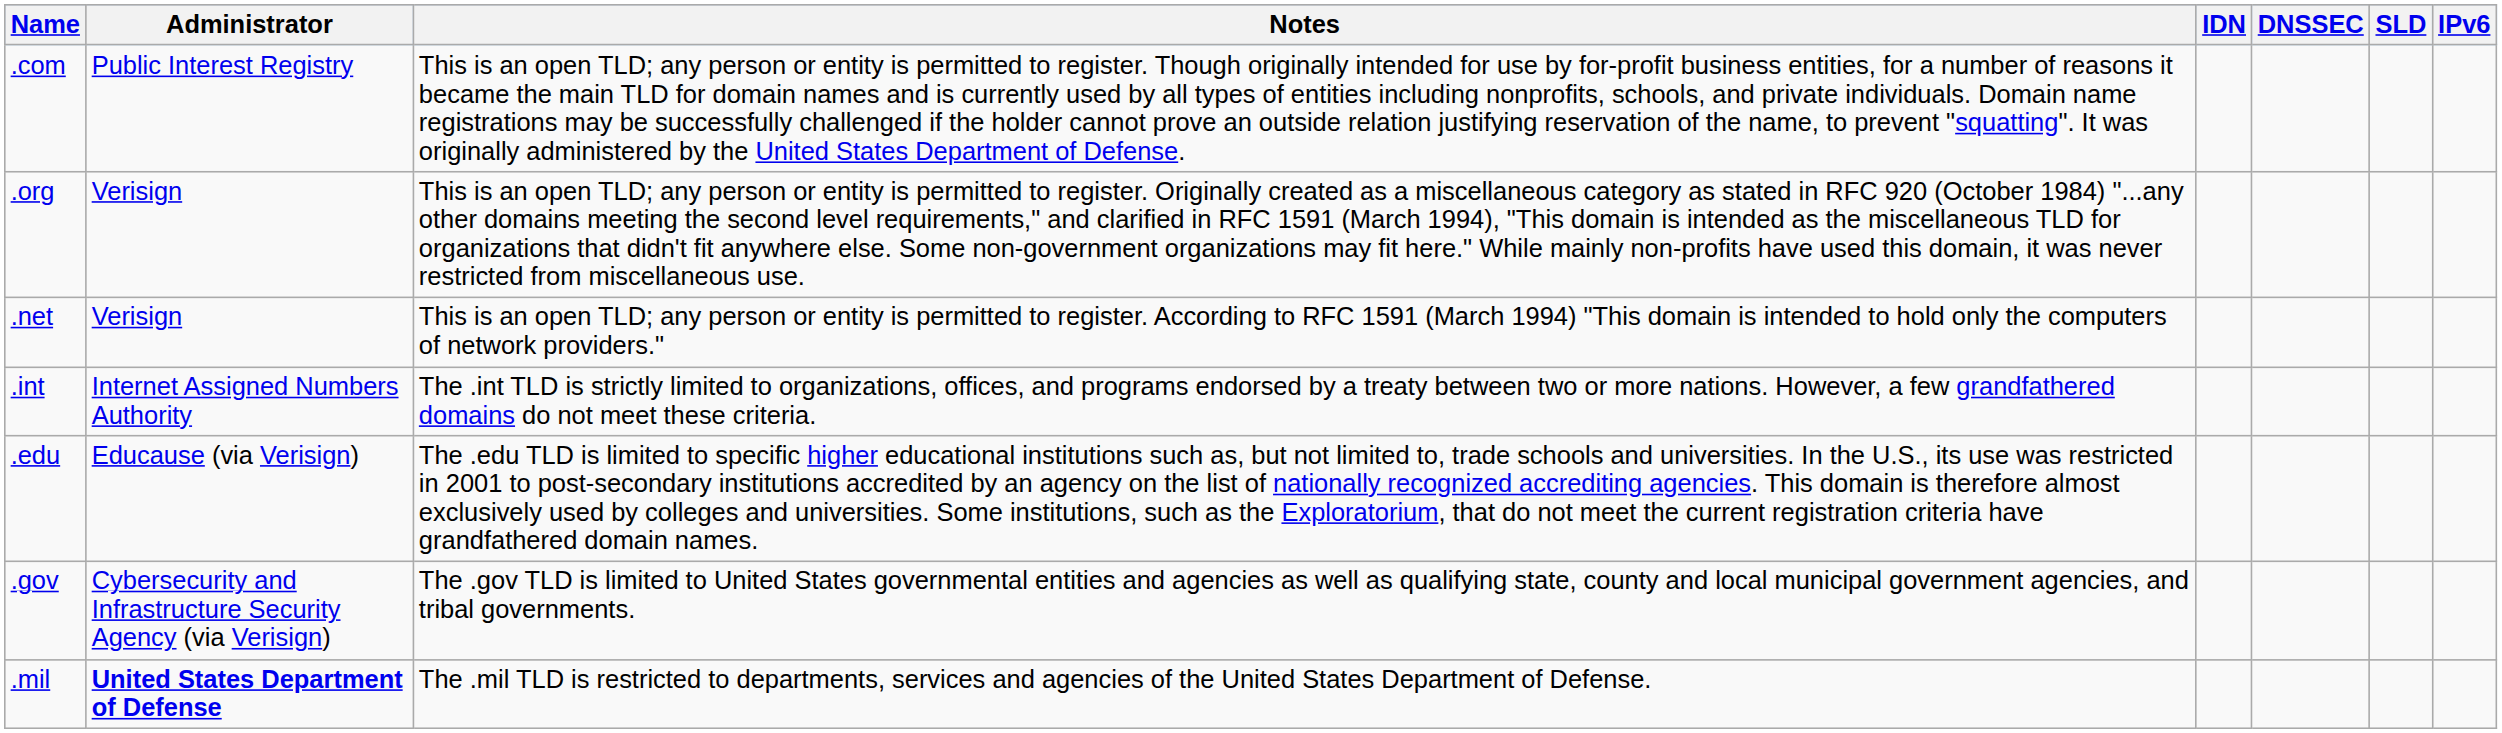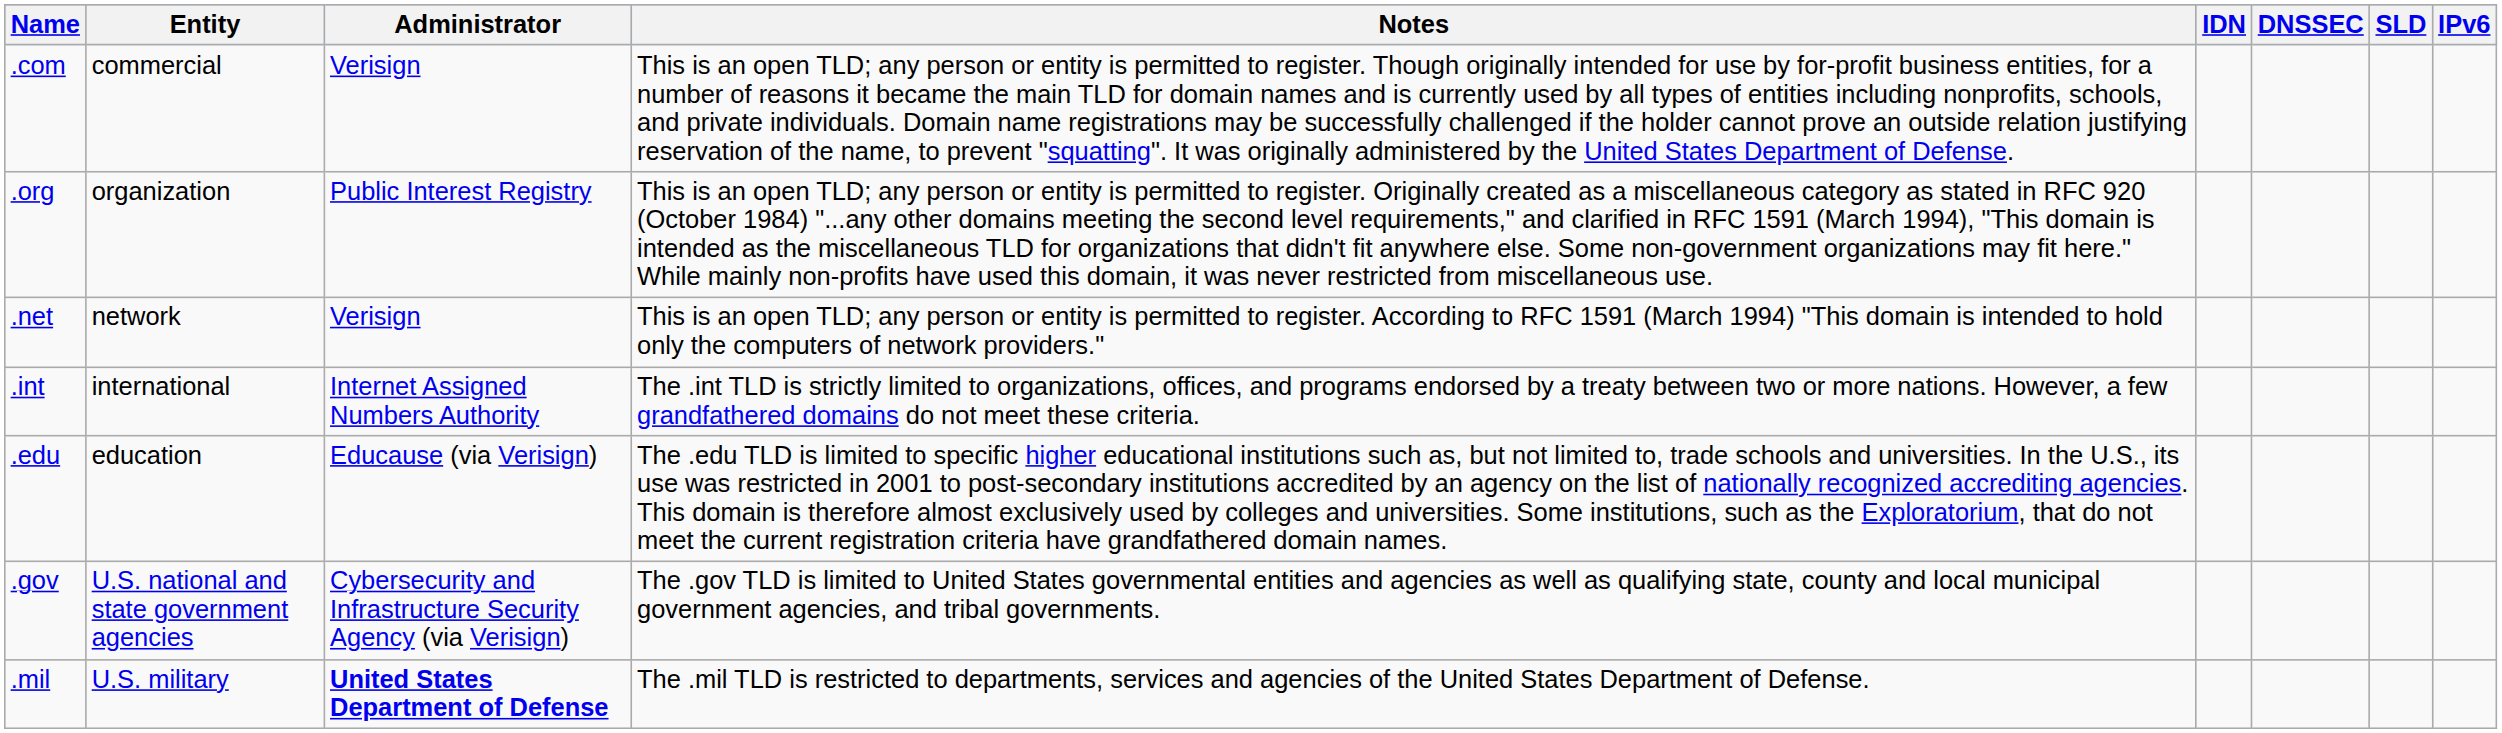+ column: (205, 24)
(222, 65) Public Interest Registry -> (375, 65) Verisign
(137, 191) Verisign -> (461, 191) Public Interest Registry
